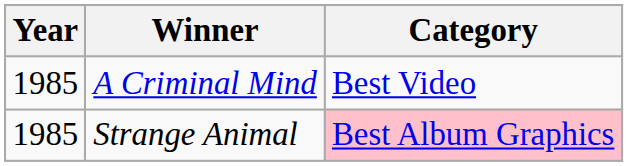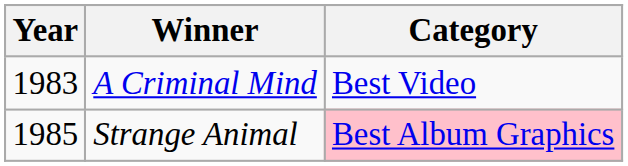(45, 82) 1985 -> (45, 82) 1983
